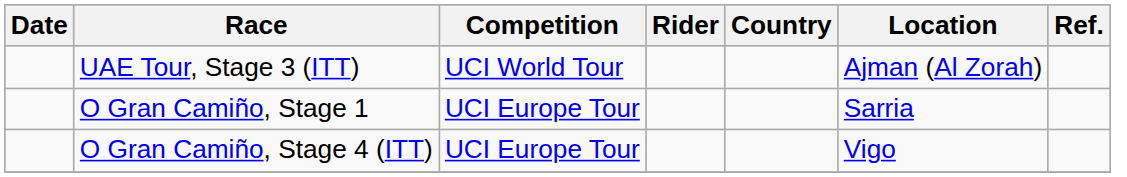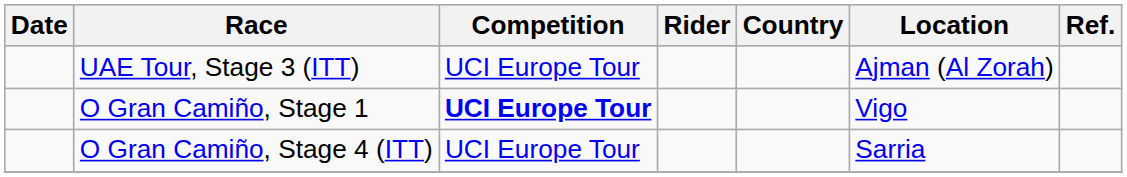(534, 66) UCI World Tour -> (542, 66) UCI Europe Tour
(542, 108) normal -> (548, 108) bold
(879, 108) Sarria -> (881, 108) Vigo
(870, 150) Vigo -> (890, 150) Sarria
